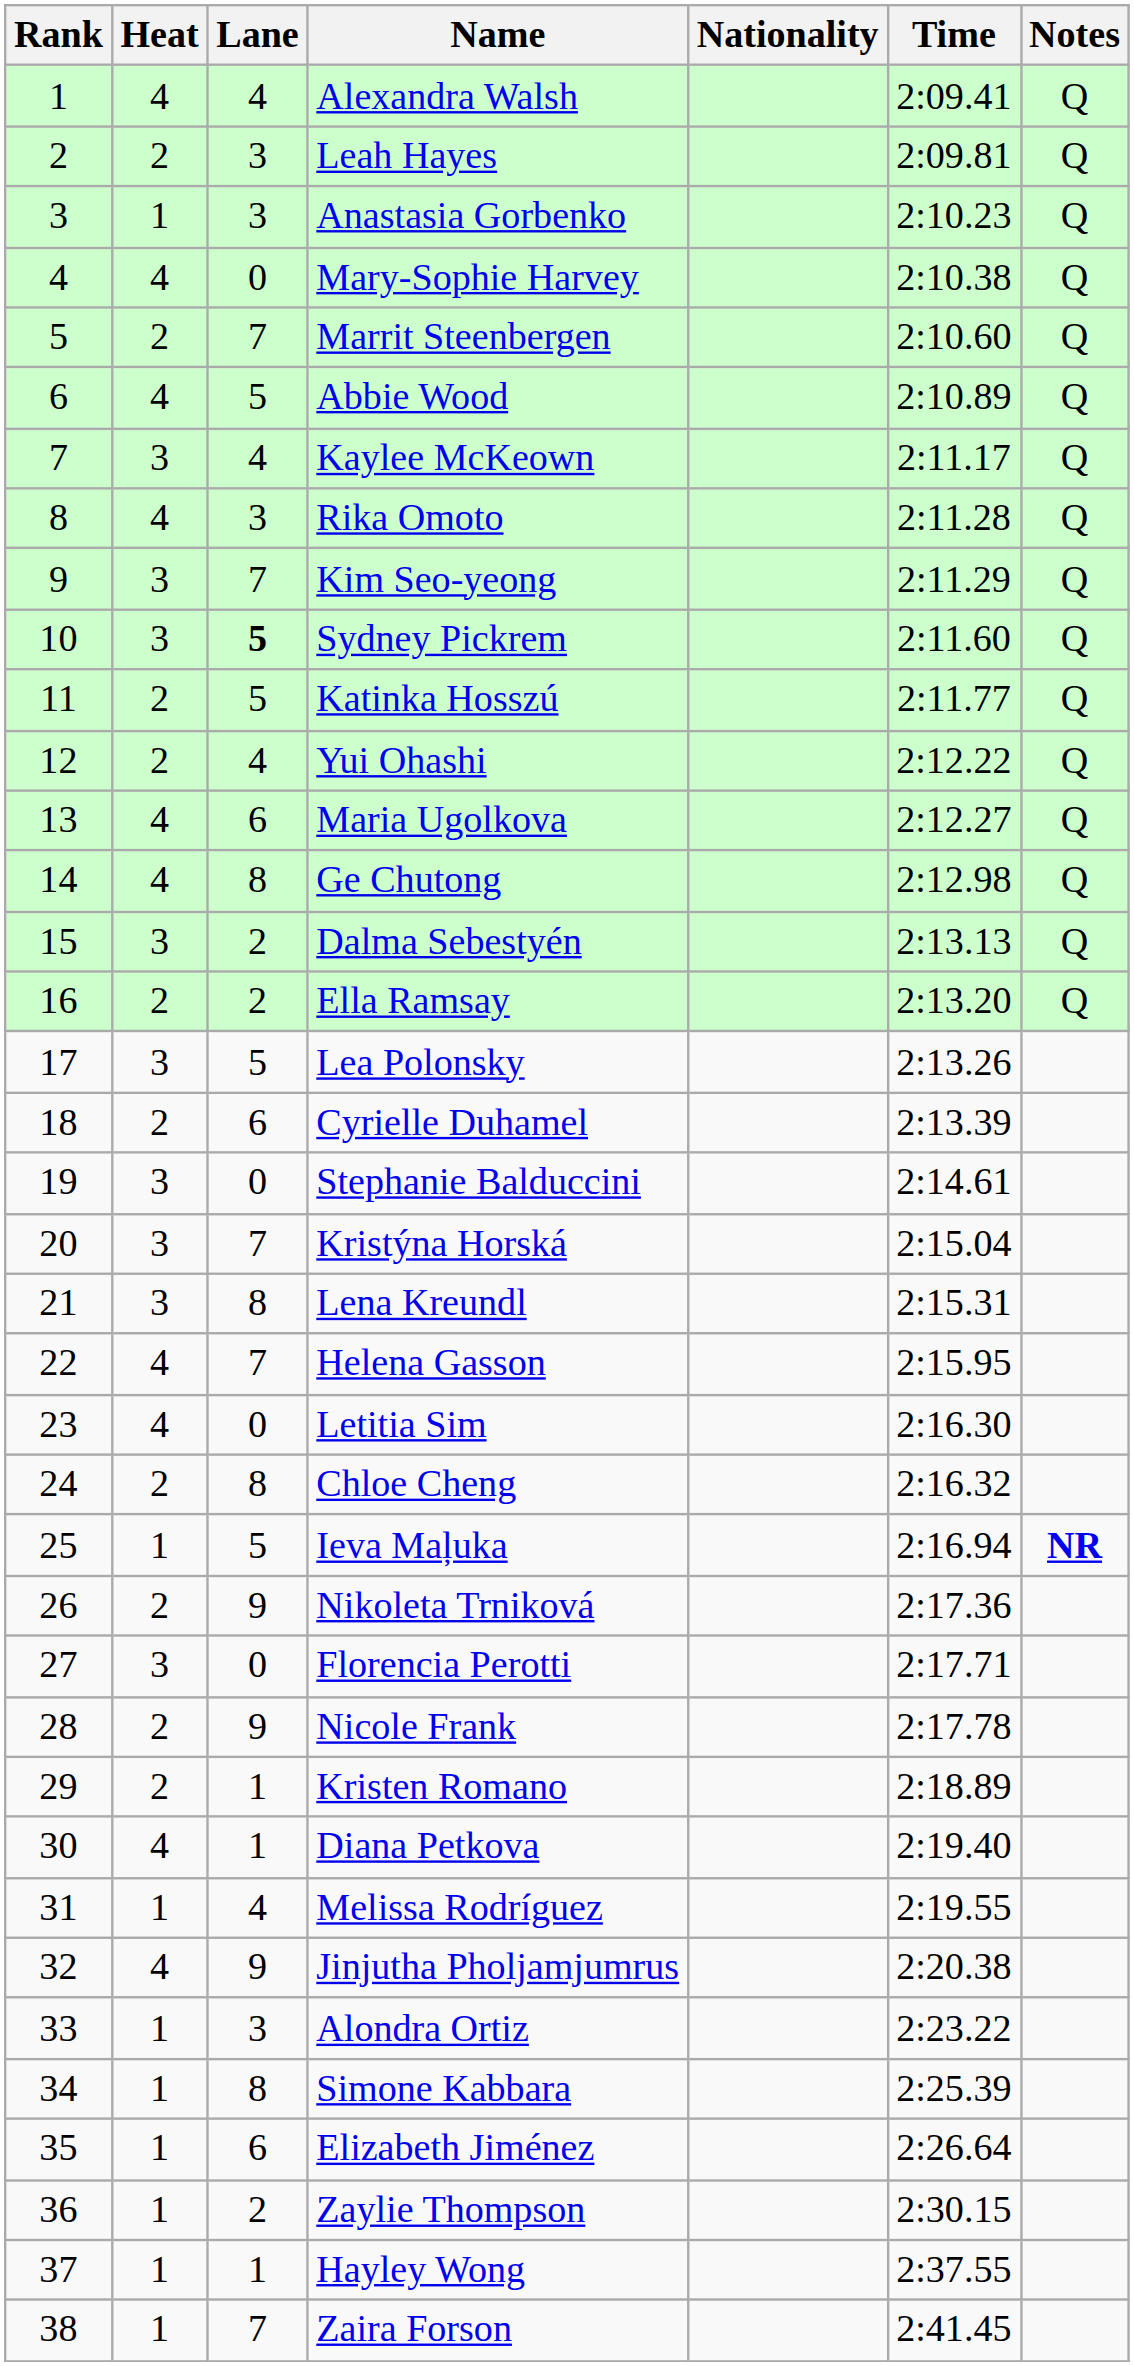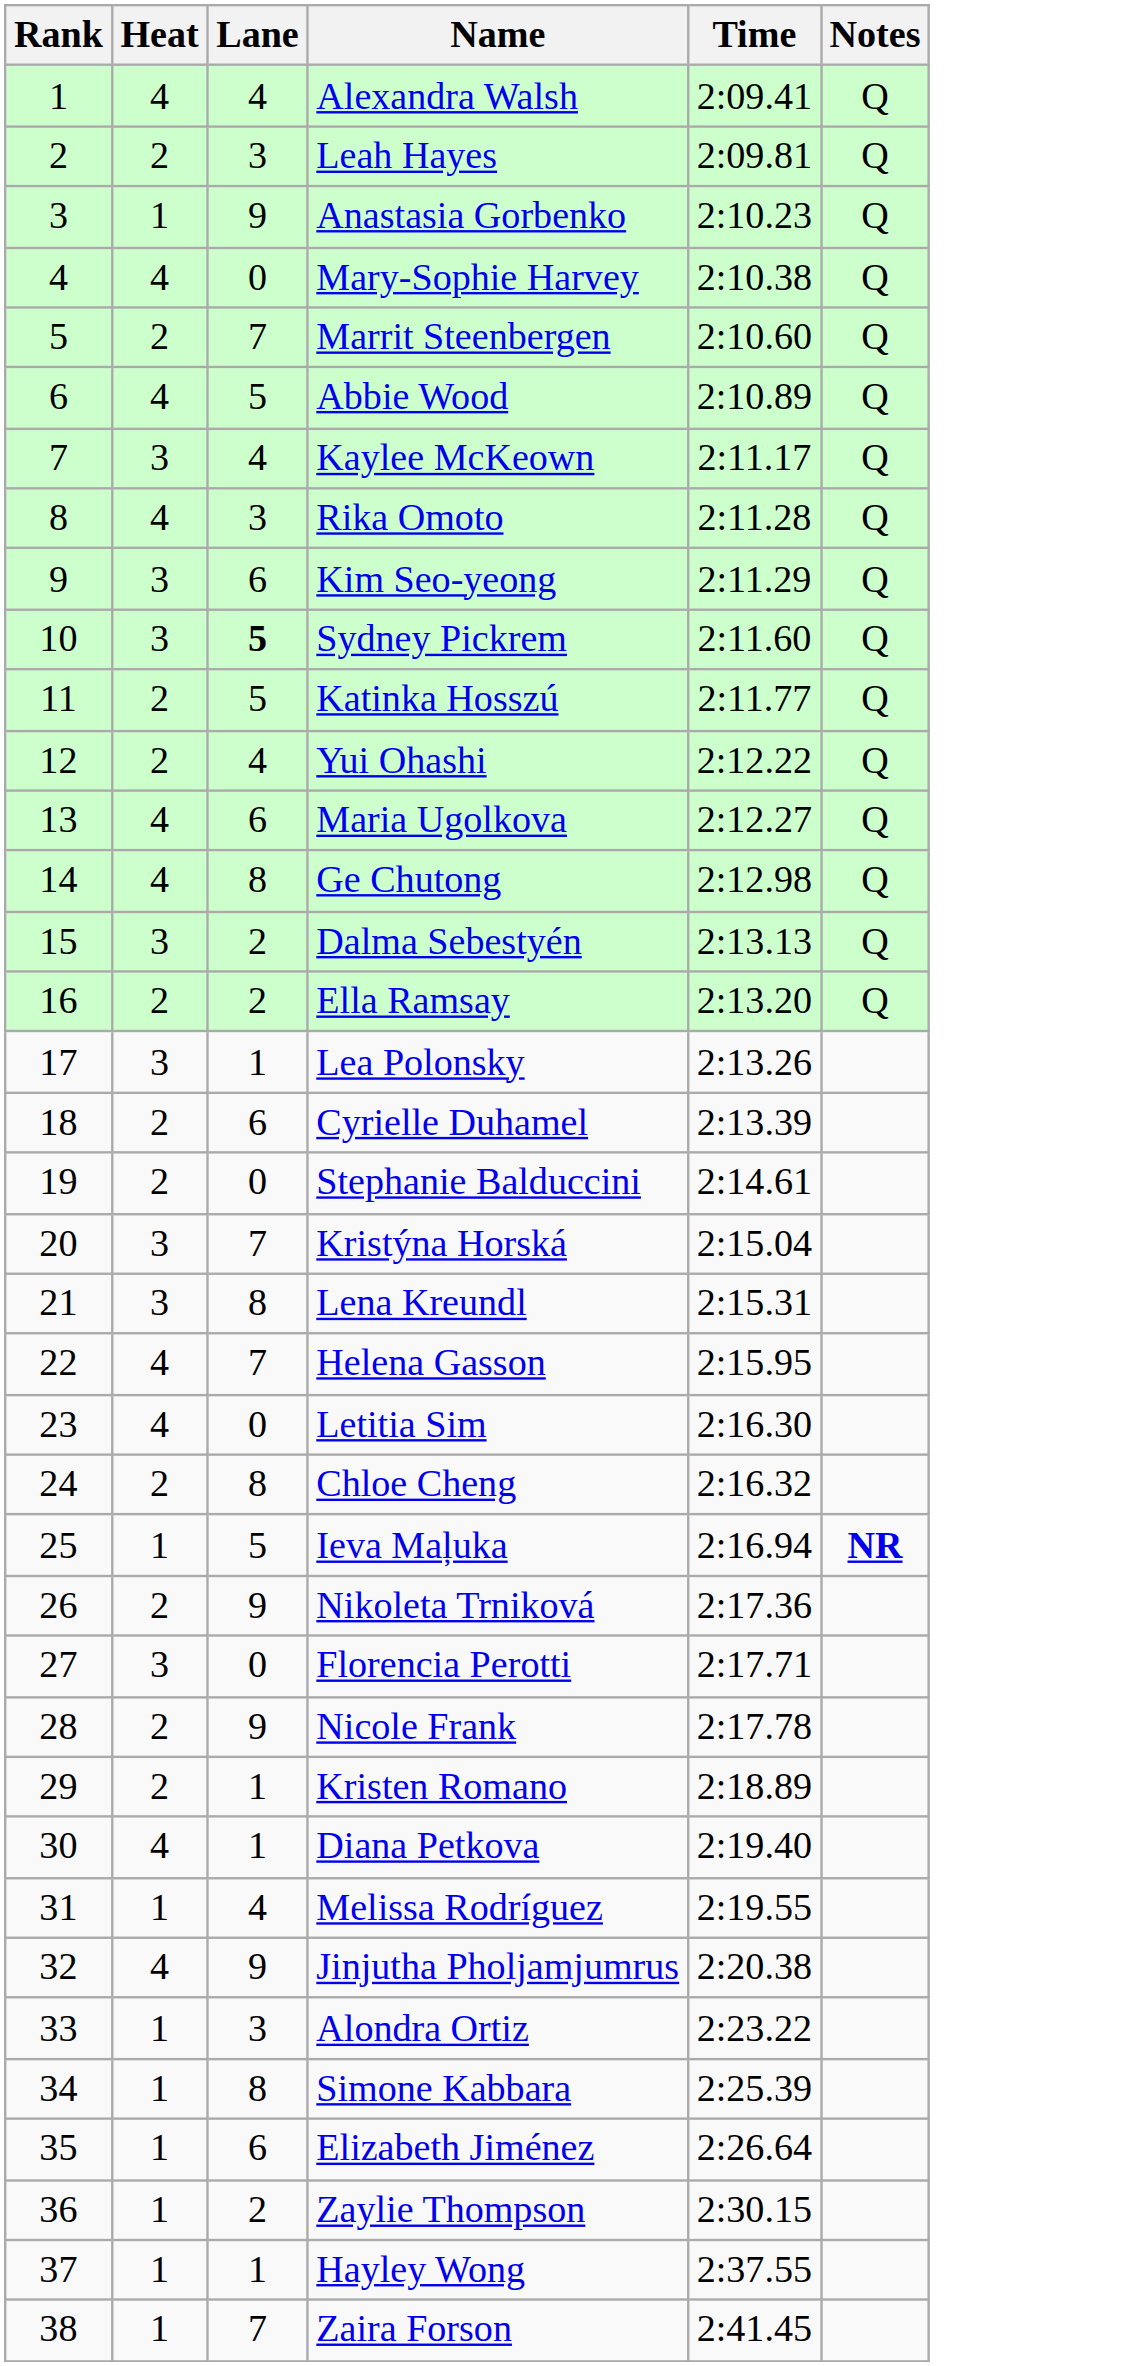- column: (788, 34)
(257, 215) 3 -> (257, 215) 9
(257, 578) 7 -> (257, 578) 6
(257, 1061) 5 -> (257, 1061) 1
(160, 1182) 3 -> (160, 1182) 2
